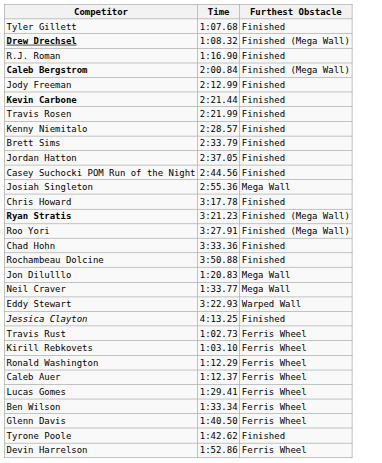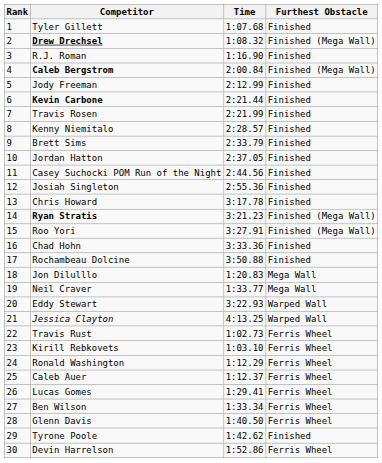+ column: (17, 12)
(266, 187) Mega Wall -> (289, 187) Finished
(263, 319) Finished -> (297, 319) Warped Wall
